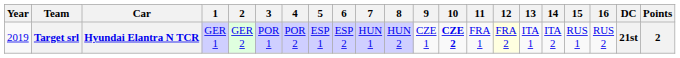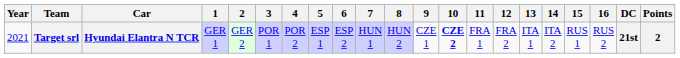(18, 37) 2019 -> (18, 37) 2021
(506, 37) lightyellow background -> (506, 37) no background
